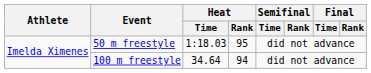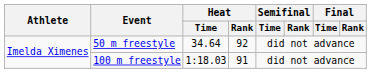(206, 44) 1:18.03 -> (206, 44) 34.64
(242, 44) 95 -> (242, 44) 92
(206, 60) 34.64 -> (206, 60) 1:18.03
(242, 60) 94 -> (242, 60) 91
